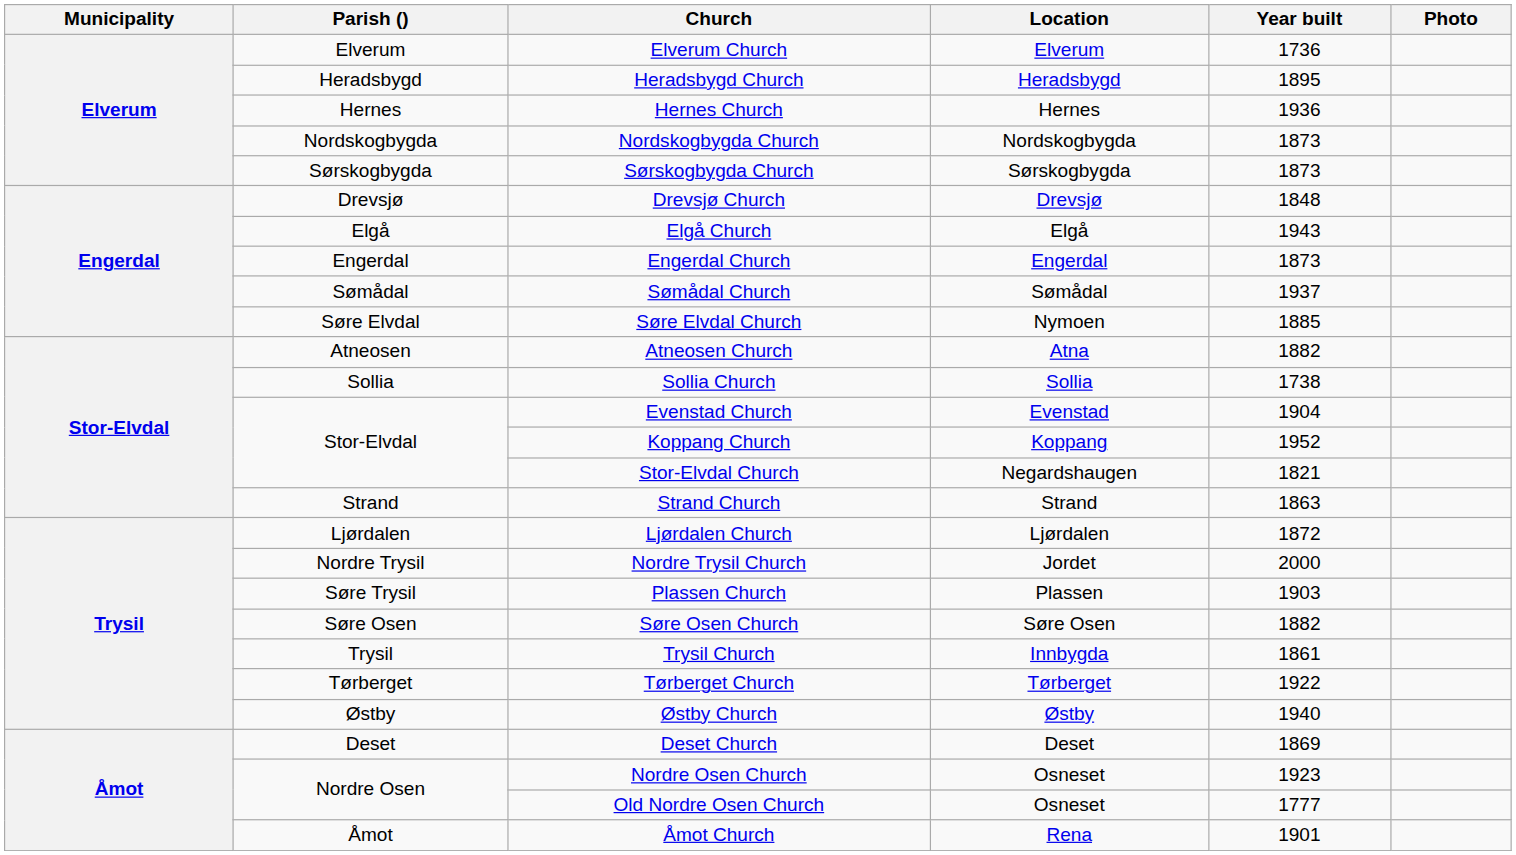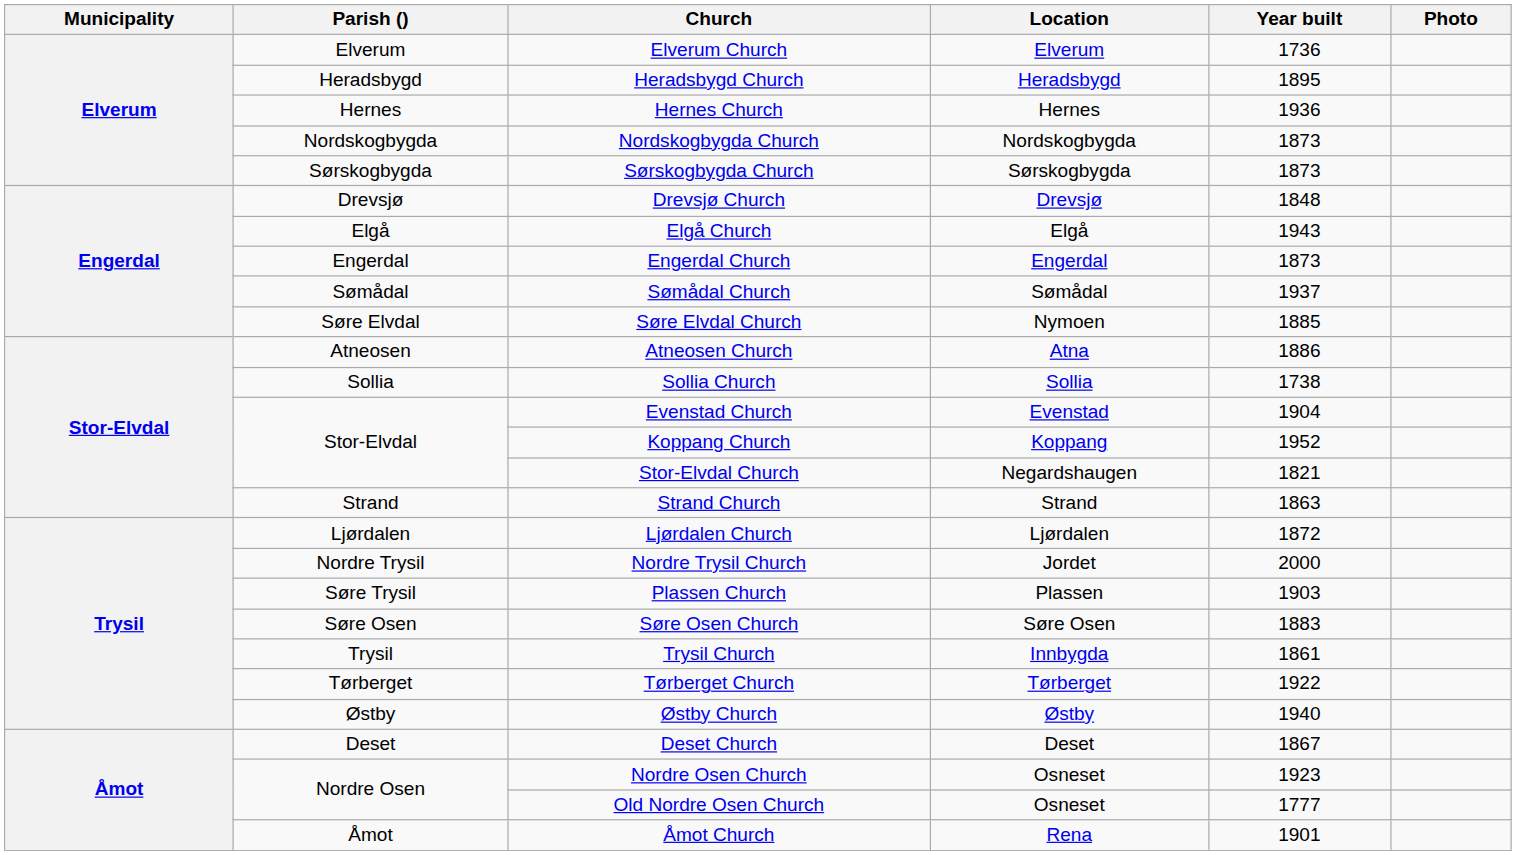(1299, 351) 1882 -> (1299, 351) 1886
(1299, 623) 1882 -> (1299, 623) 1883
(1299, 744) 1869 -> (1299, 744) 1867
